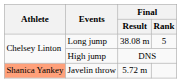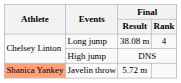(164, 41) 5 -> (164, 41) 4
